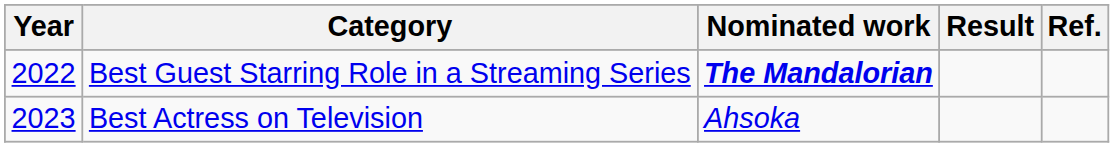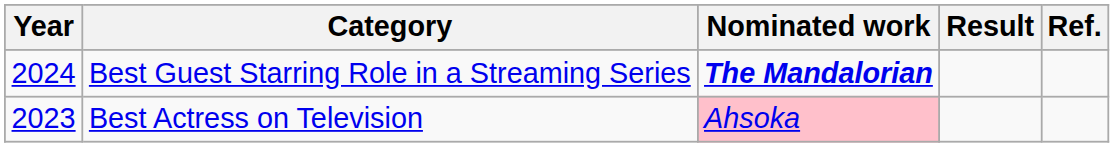(44, 73) 2022 -> (44, 73) 2024
(752, 118) no background -> (752, 118) pink background
